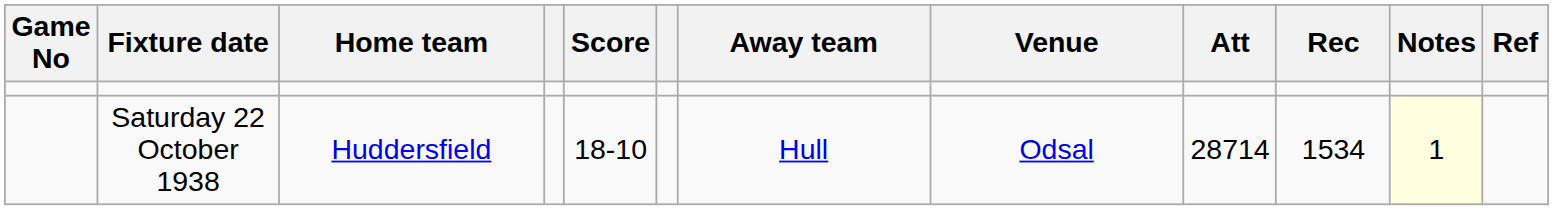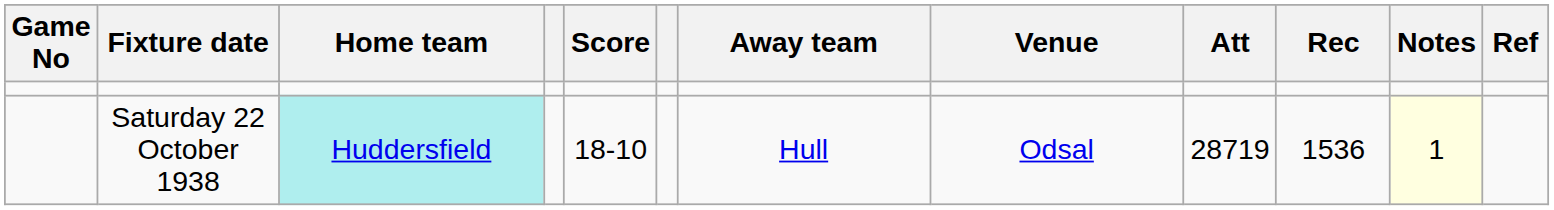(411, 149) no background -> (411, 149) paleturquoise background
(1230, 149) 28714 -> (1230, 149) 28719
(1333, 149) 1534 -> (1333, 149) 1536
